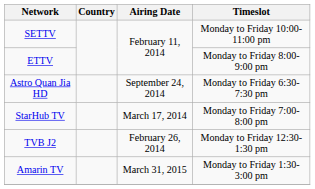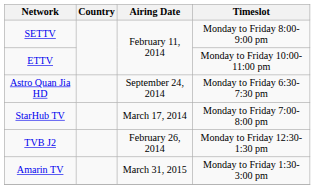(251, 34) Monday to Friday 10:00-11:00 pm -> (251, 34) Monday to Friday 8:00-9:00 pm
(251, 61) Monday to Friday 8:00-9:00 pm -> (251, 61) Monday to Friday 10:00-11:00 pm
